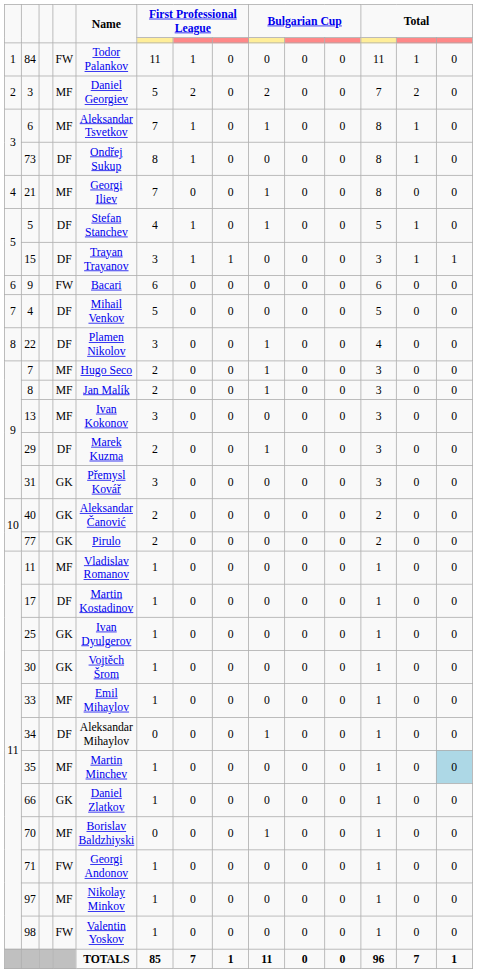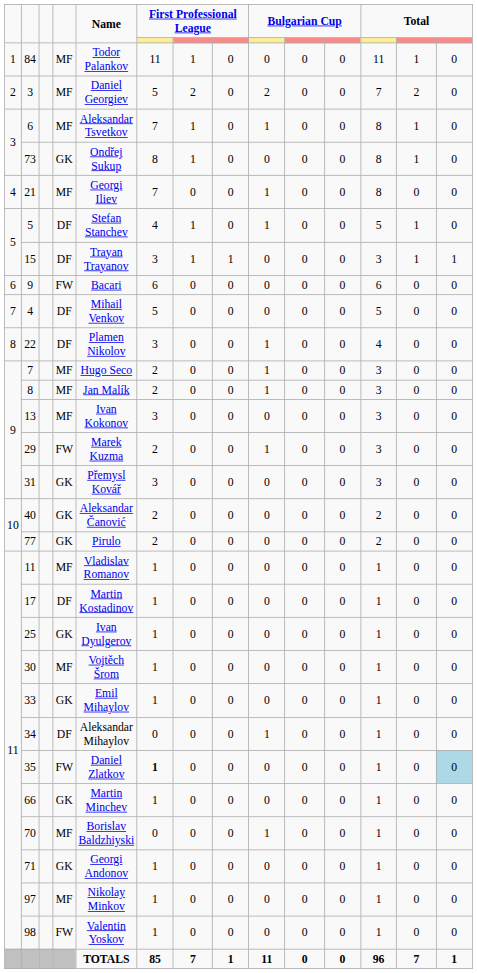(64, 59) FW -> (64, 59) MF
(64, 159) DF -> (64, 159) GK
(64, 449) DF -> (64, 449) FW
(64, 667) GK -> (64, 667) MF
(64, 700) MF -> (64, 700) GK
(64, 767) MF -> (64, 767) FW
(106, 767) Martin Minchev -> (106, 767) Daniel Zlatkov
(155, 767) normal -> (155, 767) bold
(106, 800) Daniel Zlatkov -> (106, 800) Martin Minchev
(64, 866) FW -> (64, 866) GK
